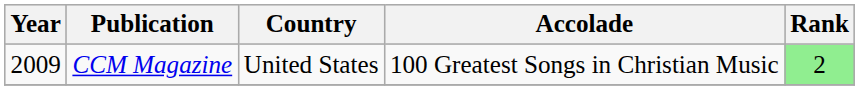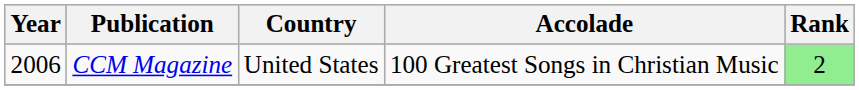(36, 64) 2009 -> (36, 64) 2006
